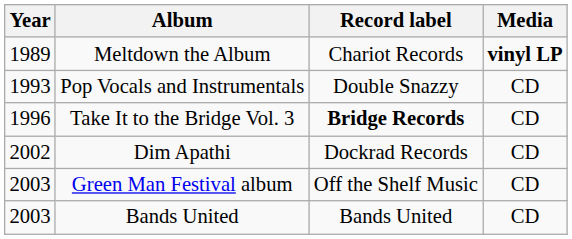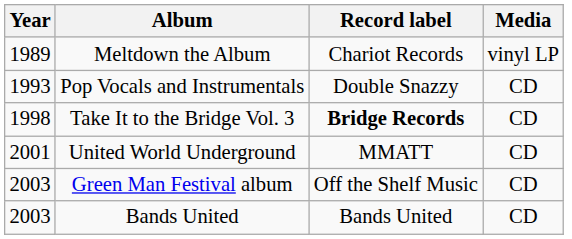(525, 53) bold -> (523, 53) normal
(30, 119) 1996 -> (30, 119) 1998
+ row: (182, 151)
- row: (182, 151)
